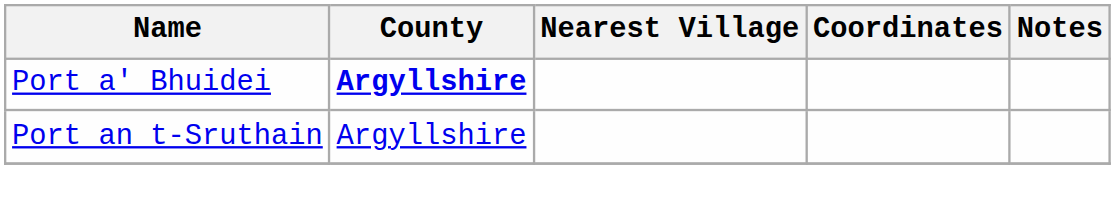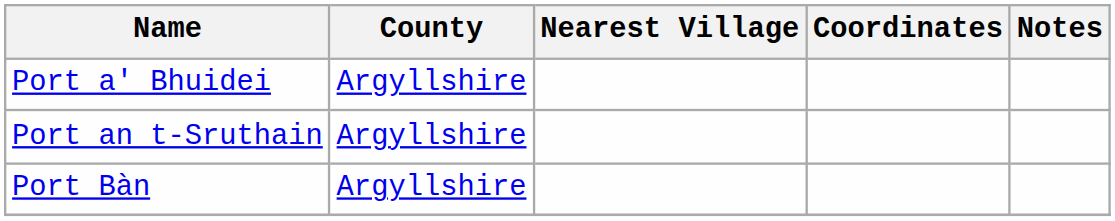(432, 84) bold -> (432, 84) normal
+ row: (81, 189)
